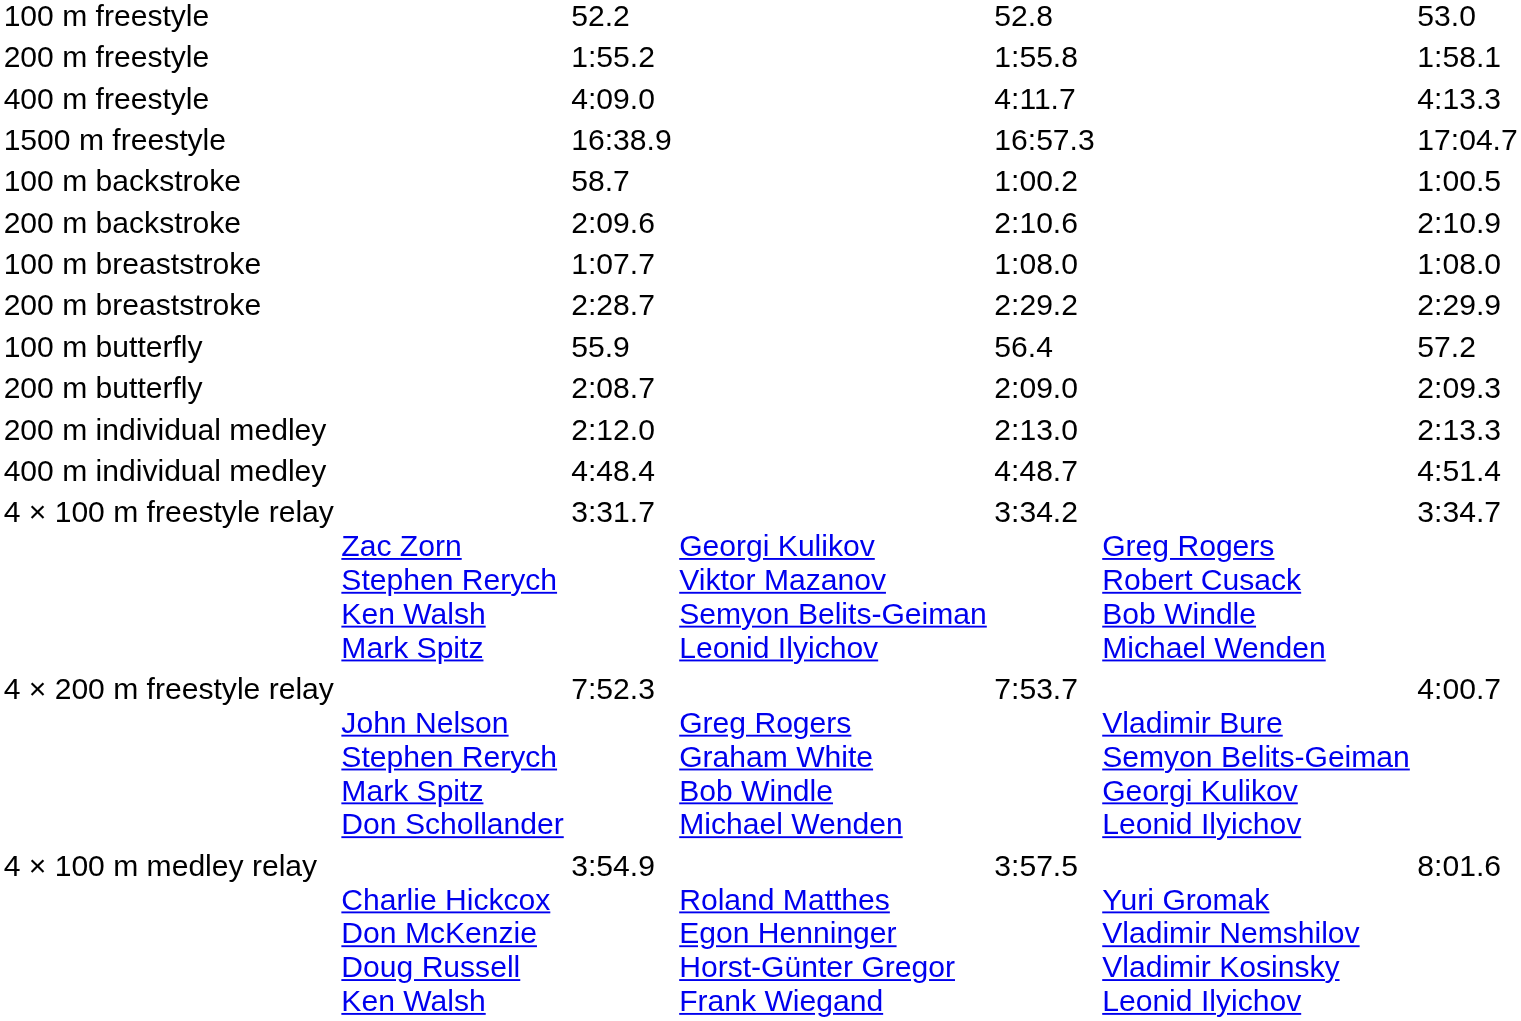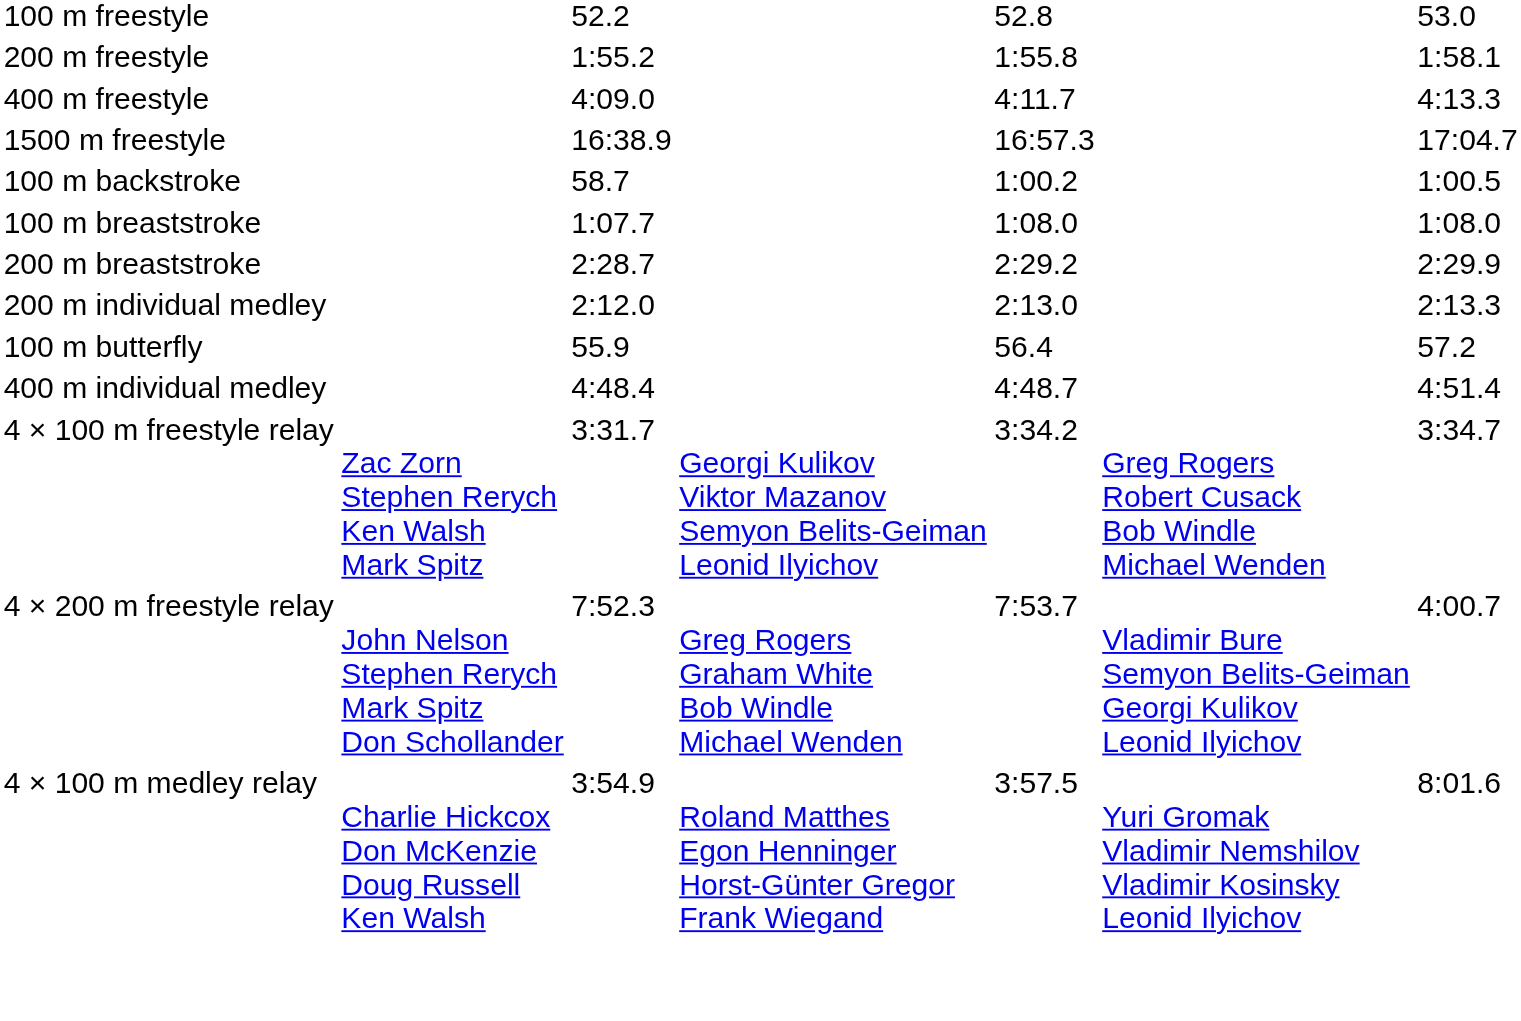- row: (122, 222)
rows swapped: (103, 346) <-> (165, 429)
- row: (103, 388)
